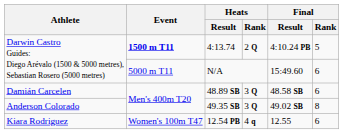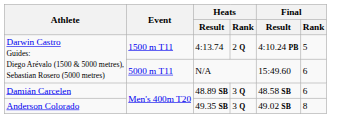(151, 47) bold -> (151, 47) normal
- row: (223, 121)
